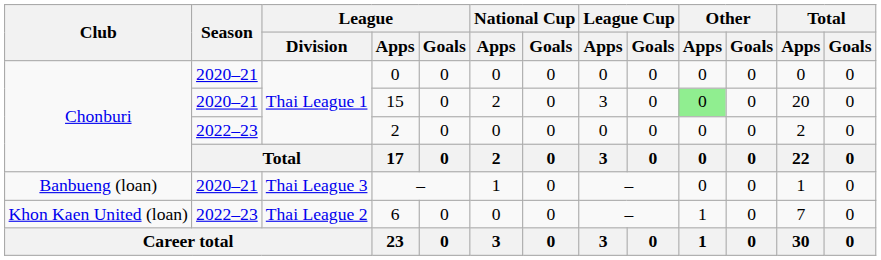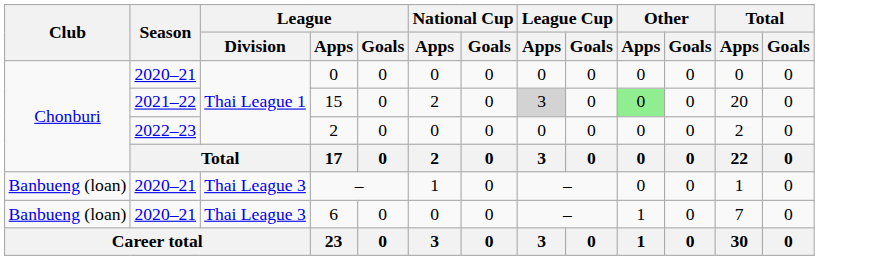(227, 102) 2020–21 -> (165, 102) 2021–22
(603, 102) no background -> (542, 102) lightgrey background
(98, 213) Khon Kaen United (loan) -> (67, 213) Banbueng (loan)
(227, 213) 2022–23 -> (165, 213) 2020–21
(317, 213) Thai League 2 -> (255, 213) Thai League 3
